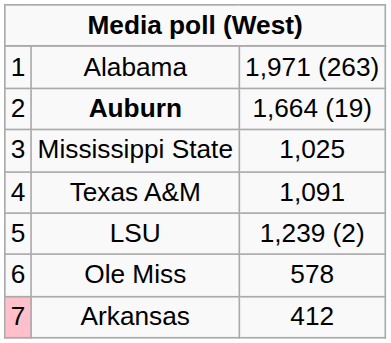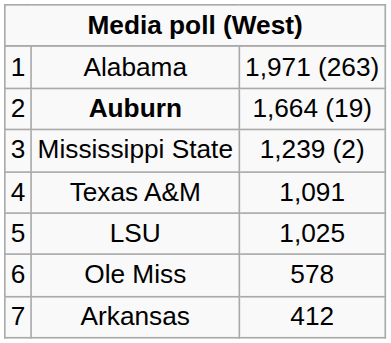(312, 150) 1,025 -> (312, 150) 1,239 (2)
(312, 233) 1,239 (2) -> (312, 233) 1,025
(18, 316) pink background -> (18, 316) no background
